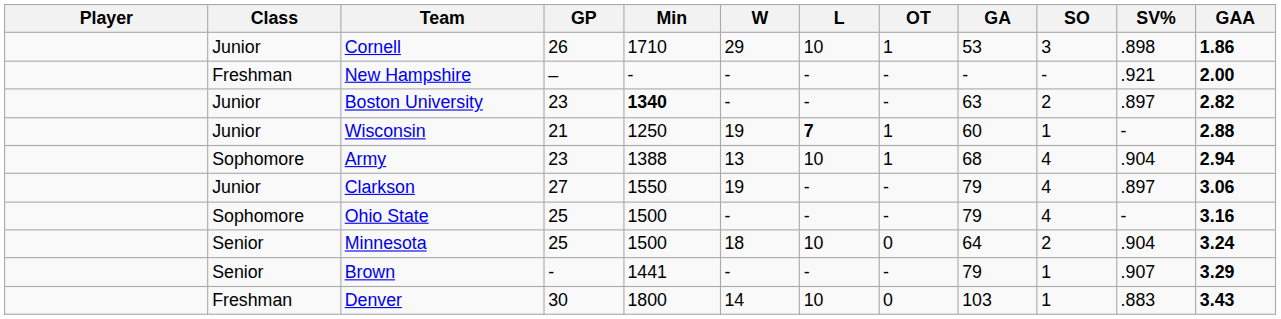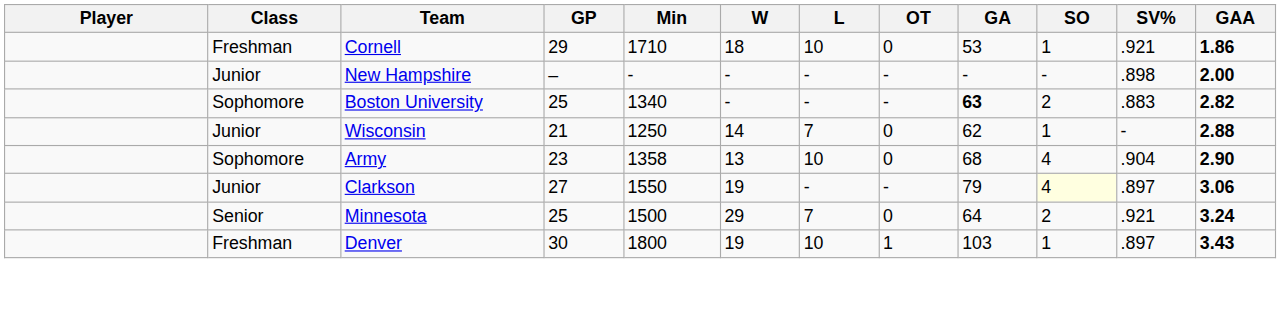(236, 46) Junior -> (252, 46) Freshman
(558, 46) 26 -> (558, 46) 29
(734, 46) 29 -> (734, 46) 18
(888, 46) 1 -> (888, 46) 0
(1046, 46) 3 -> (1046, 46) 1
(1138, 46) .898 -> (1138, 46) .921
(252, 74) Freshman -> (236, 74) Junior
(1138, 74) .921 -> (1138, 74) .898
(236, 103) Junior -> (258, 103) Sophomore
(558, 103) 23 -> (558, 103) 25
(647, 103) bold -> (647, 103) normal
(972, 103) normal -> (972, 103) bold
(1138, 103) .897 -> (1138, 103) .883
(734, 131) 19 -> (734, 131) 14
(809, 131) bold -> (809, 131) normal
(888, 131) 1 -> (888, 131) 0
(972, 131) 60 -> (972, 131) 62
(647, 159) 1388 -> (647, 159) 1358
(888, 159) 1 -> (888, 159) 0
(1217, 159) 2.94 -> (1217, 159) 2.90
(1046, 187) no background -> (1046, 187) lightyellow background
- row: (387, 215)
(734, 243) 18 -> (734, 215) 29
(814, 243) 10 -> (809, 215) 7
(1138, 243) .904 -> (1138, 215) .921
- row: (370, 272)
(734, 300) 14 -> (734, 243) 19
(888, 300) 0 -> (888, 243) 1
(1138, 300) .883 -> (1138, 243) .897
